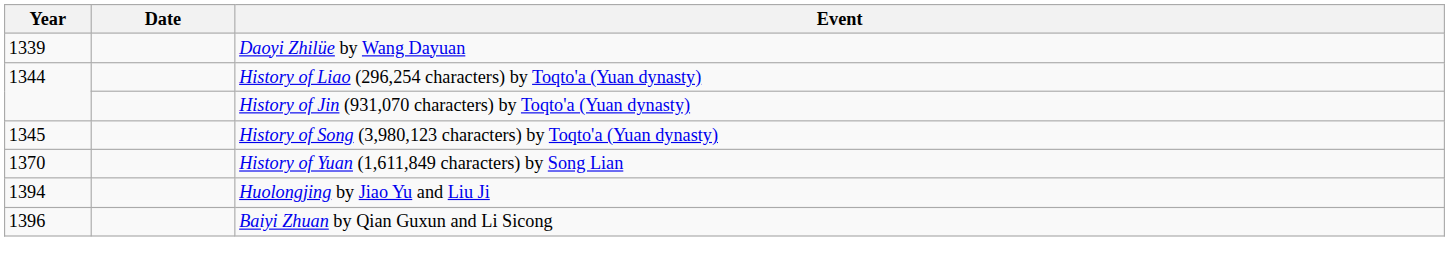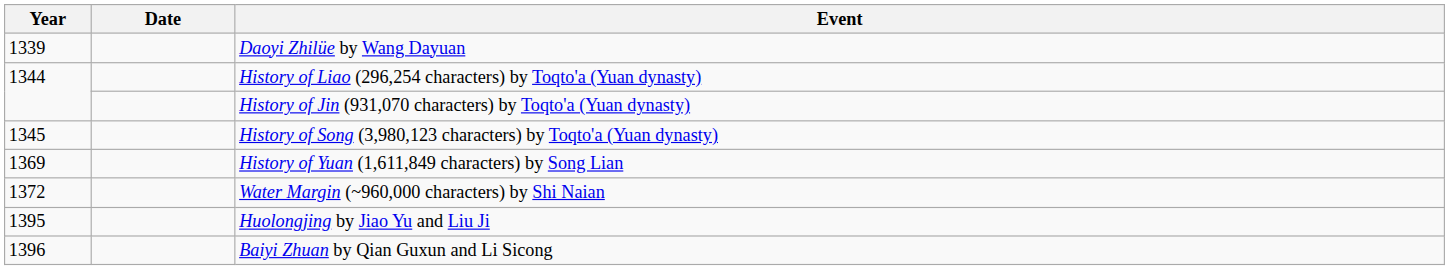(27, 163) 1370 -> (27, 163) 1369
+ row: (422, 192)
(27, 192) 1394 -> (27, 221) 1395
